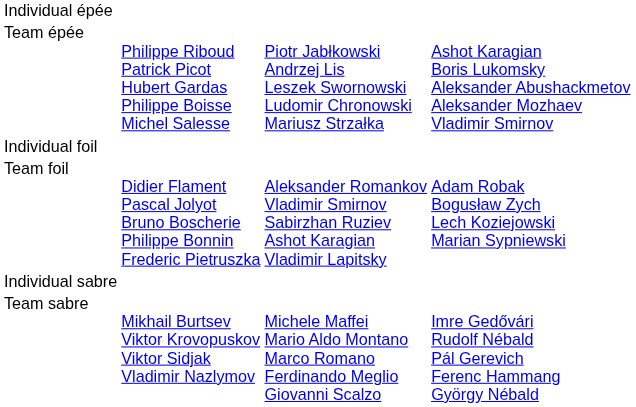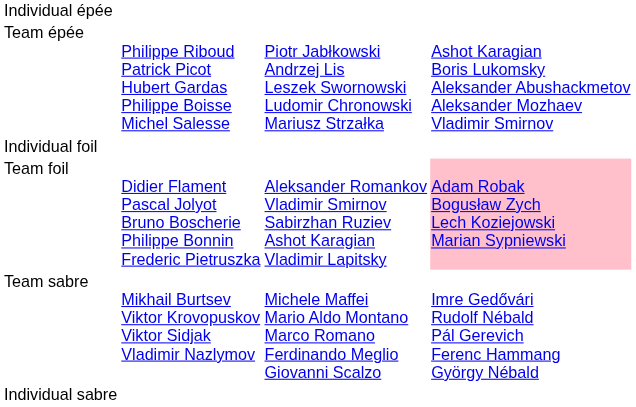(498, 214) no background -> (498, 214) pink background
rows swapped: (61, 281) <-> (46, 304)
